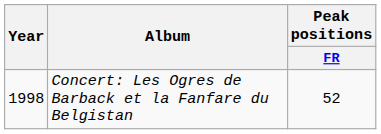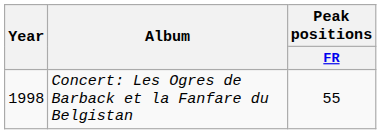(331, 99) 52 -> (331, 99) 55
